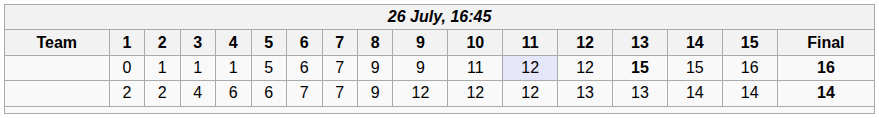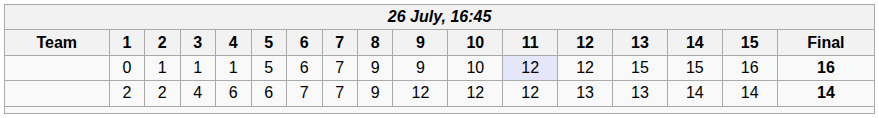(475, 67) 11 -> (475, 67) 10
(640, 67) bold -> (640, 67) normal
